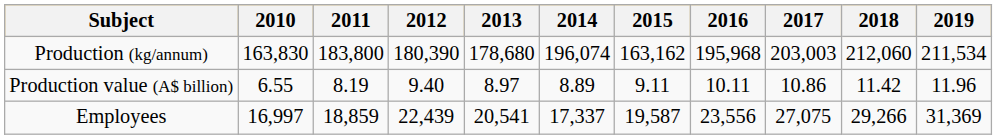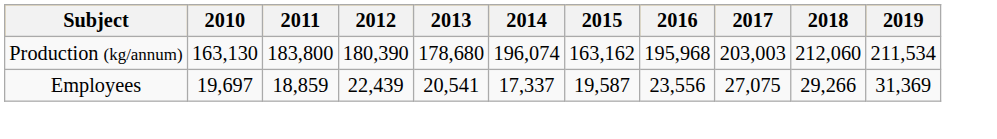(275, 52) 163,830 -> (225, 52) 163,130
- row: (121, 85)
(275, 117) 16,997 -> (225, 85) 19,697
